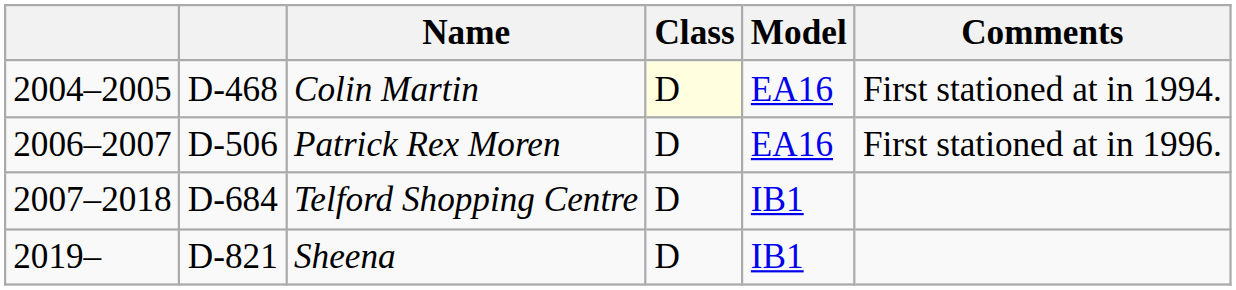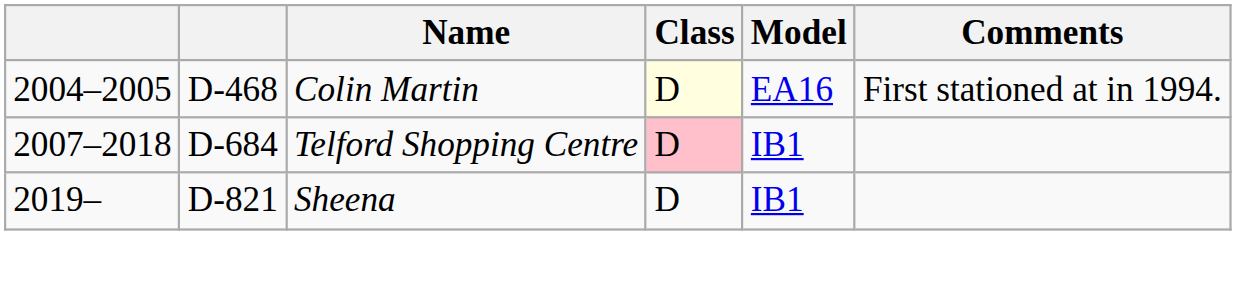- row: (427, 144)
(667, 199) no background -> (667, 144) pink background
